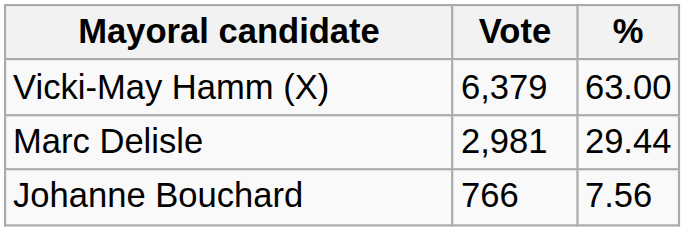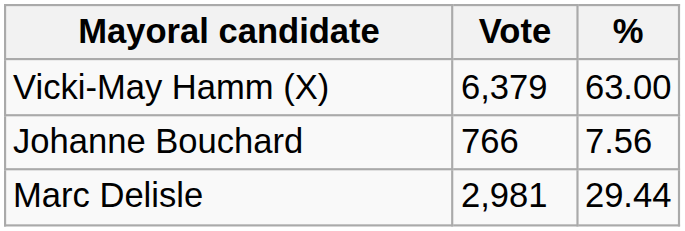rows swapped: (108, 141) <-> (158, 196)
